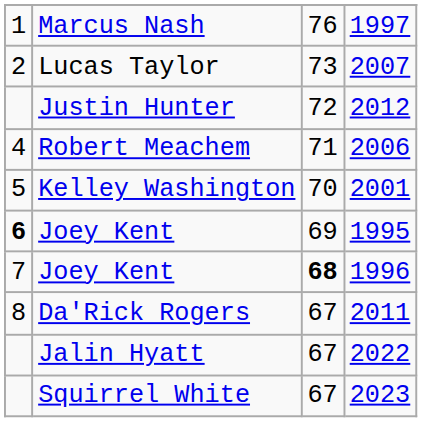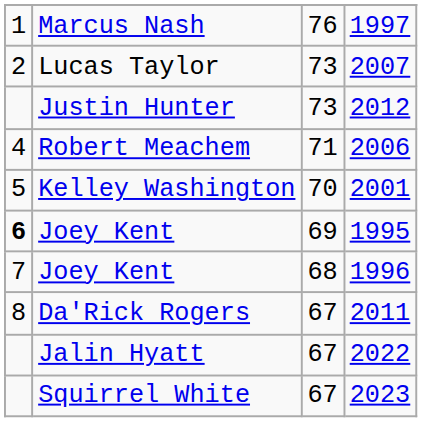(323, 108) 72 -> (323, 108) 73
(323, 272) bold -> (323, 272) normal
